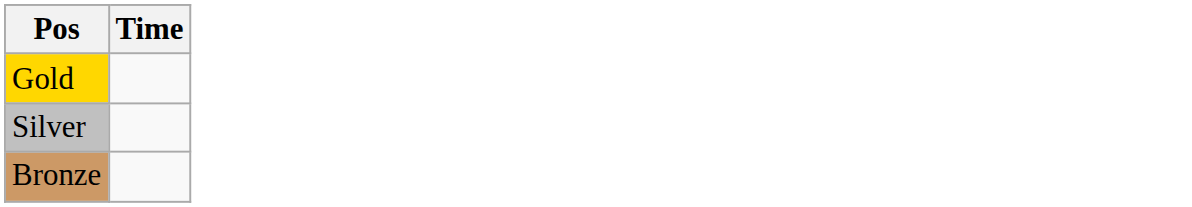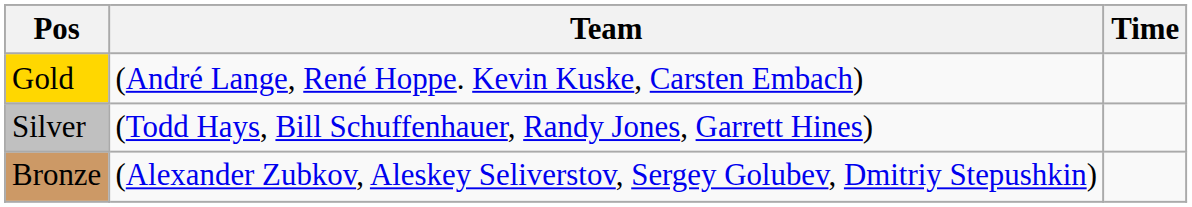+ column: (606, 28)
